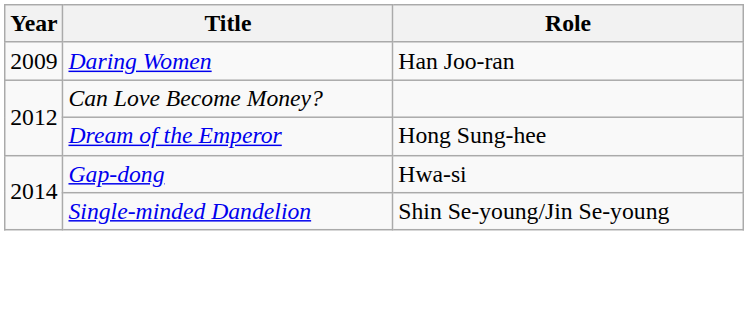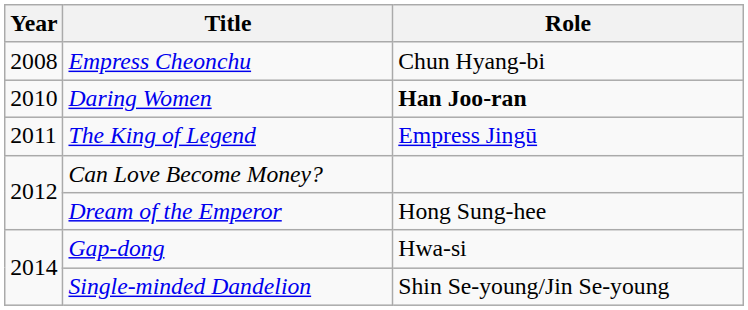+ row: (160, 60)
(34, 60) 2009 -> (34, 98) 2010
(456, 60) normal -> (462, 98) bold
+ row: (162, 135)
